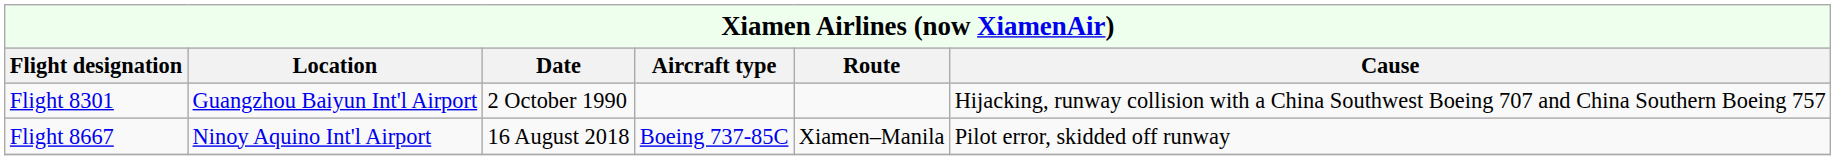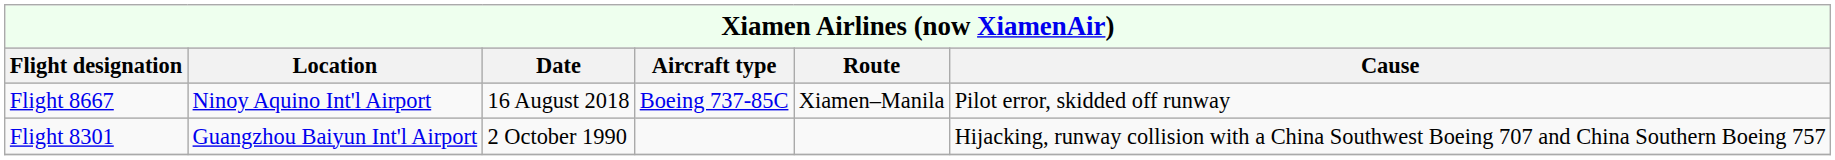rows swapped: (62, 100) <-> (62, 136)
